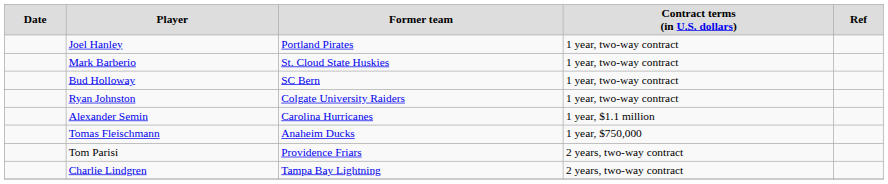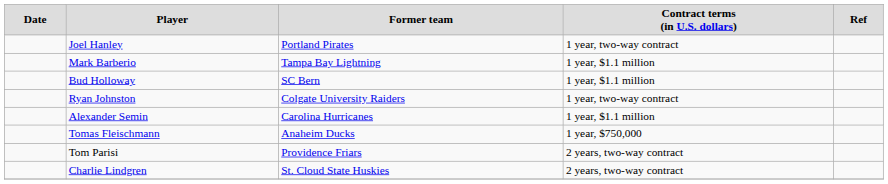(335, 62) St. Cloud State Huskies -> (331, 62) Tampa Bay Lightning
(622, 62) 1 year, two-way contract -> (610, 62) 1 year, $1.1 million
(622, 80) 1 year, two-way contract -> (610, 80) 1 year, $1.1 million
(331, 170) Tampa Bay Lightning -> (335, 170) St. Cloud State Huskies
